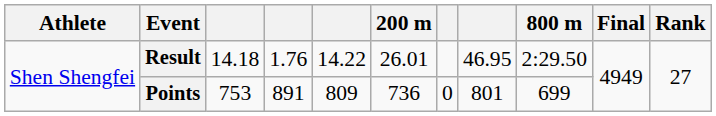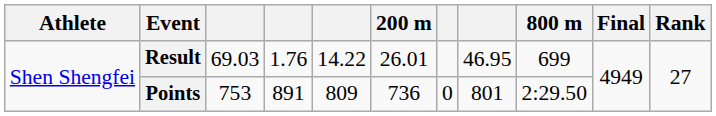(235, 58) 14.18 -> (235, 58) 69.03
(554, 58) 2:29.50 -> (554, 58) 699
(554, 93) 699 -> (554, 93) 2:29.50
